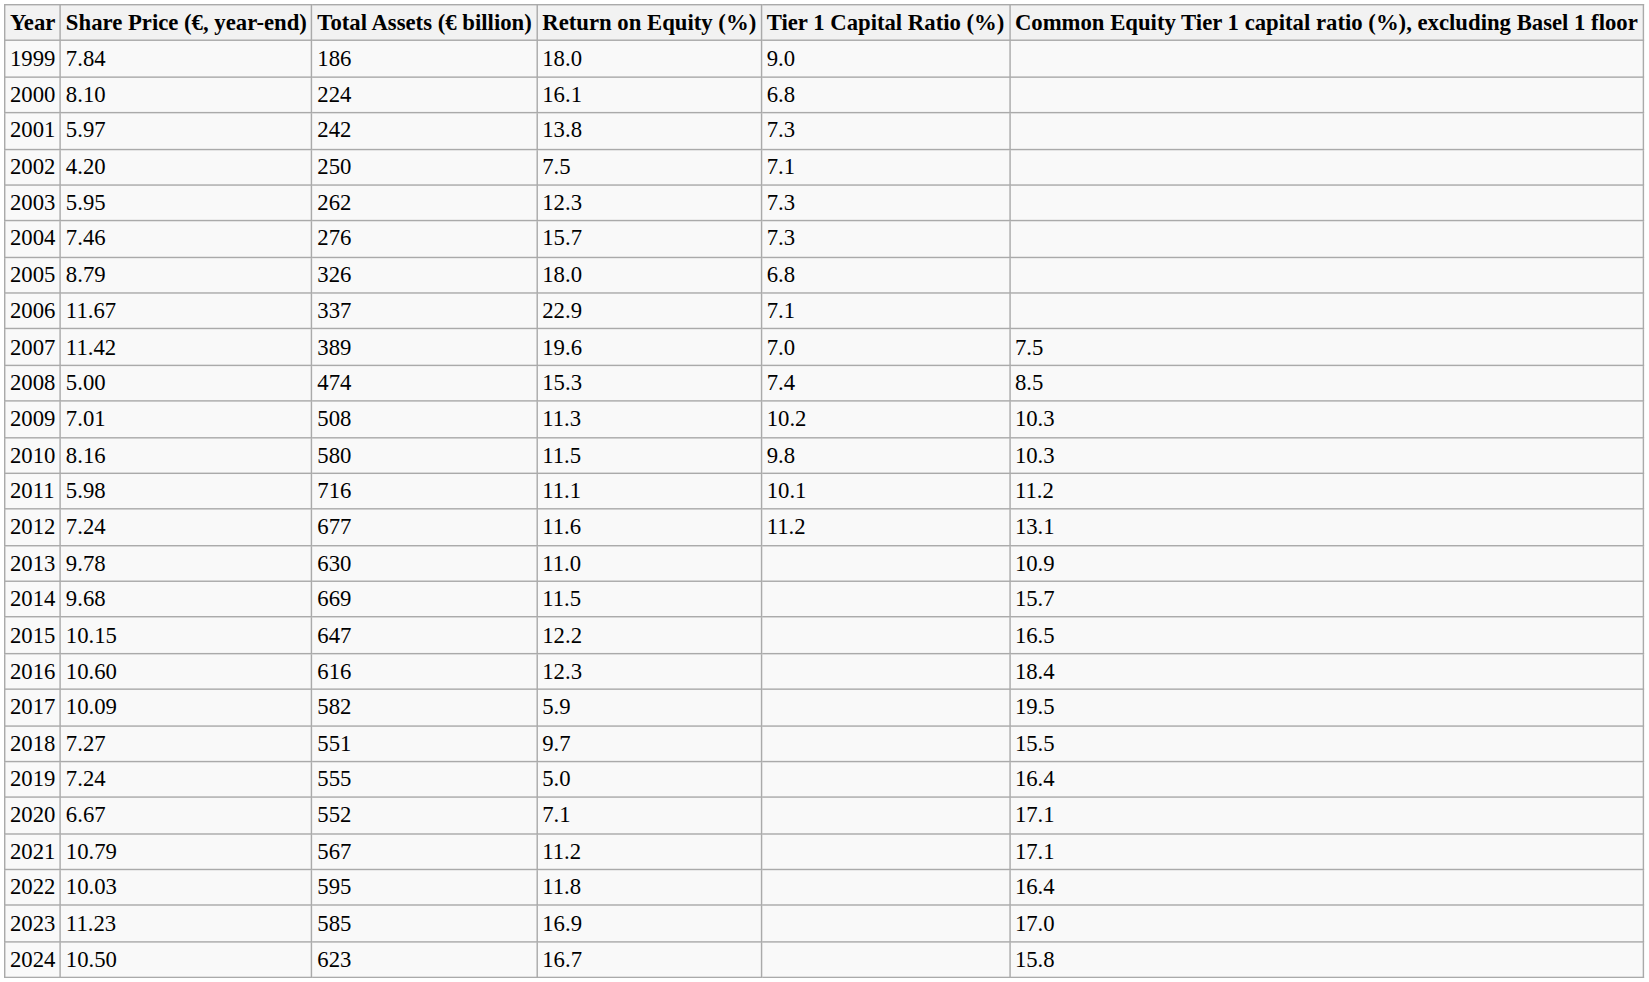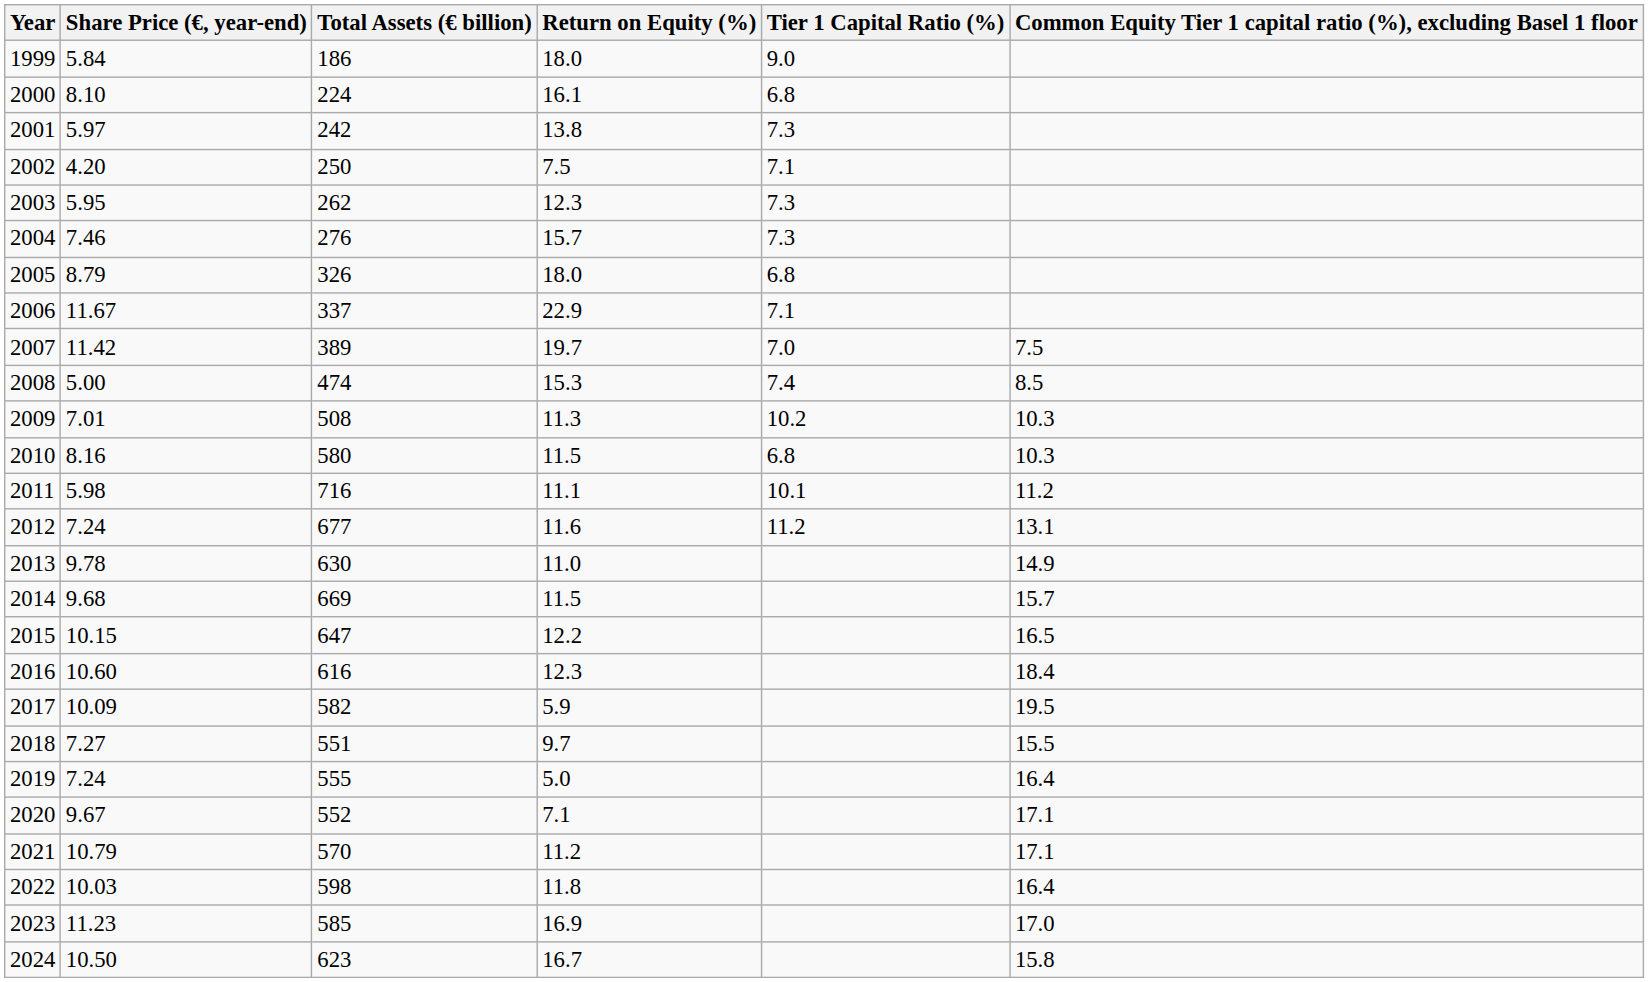(86, 58) 7.84 -> (86, 58) 5.84
(562, 346) 19.6 -> (562, 346) 19.7
(781, 454) 9.8 -> (781, 454) 6.8
(1035, 563) 10.9 -> (1035, 563) 14.9
(86, 815) 6.67 -> (86, 815) 9.67
(334, 851) 567 -> (334, 851) 570
(334, 887) 595 -> (334, 887) 598
